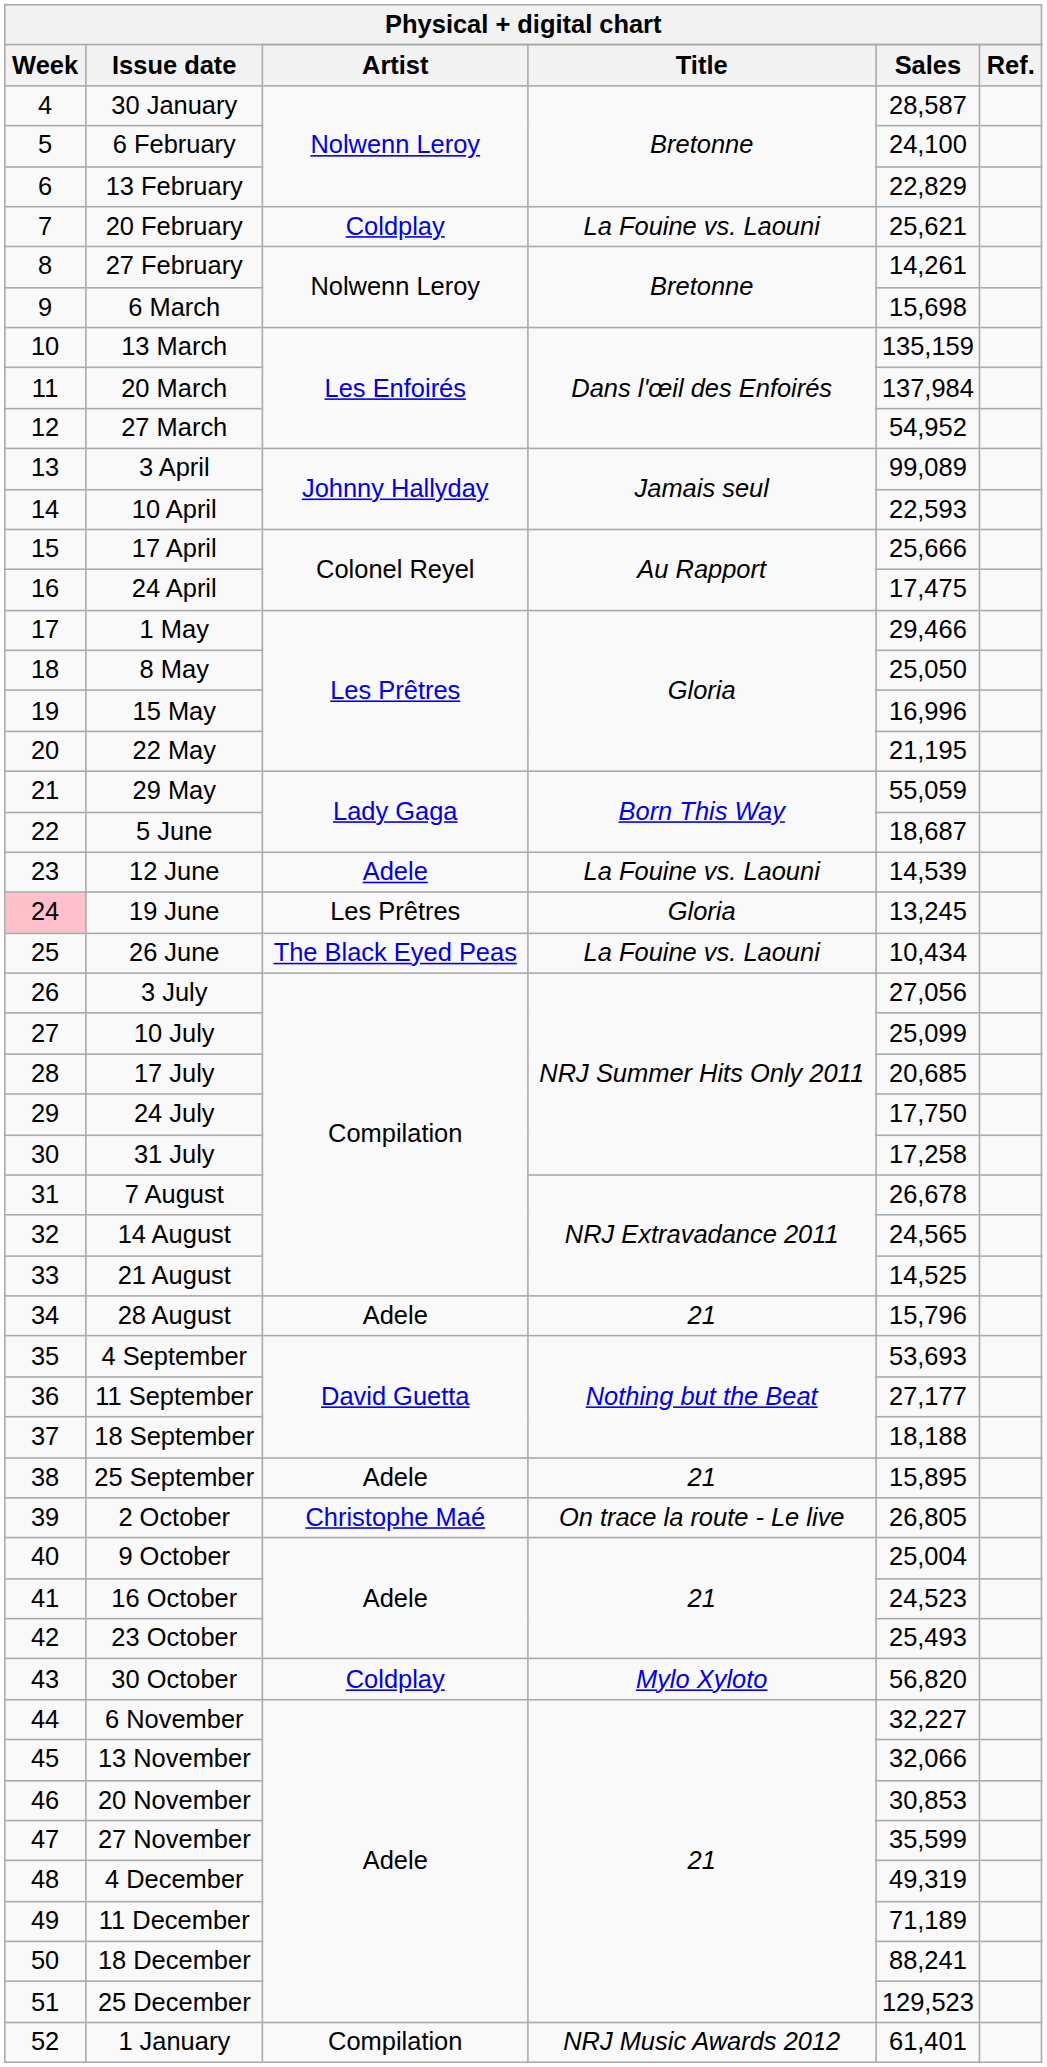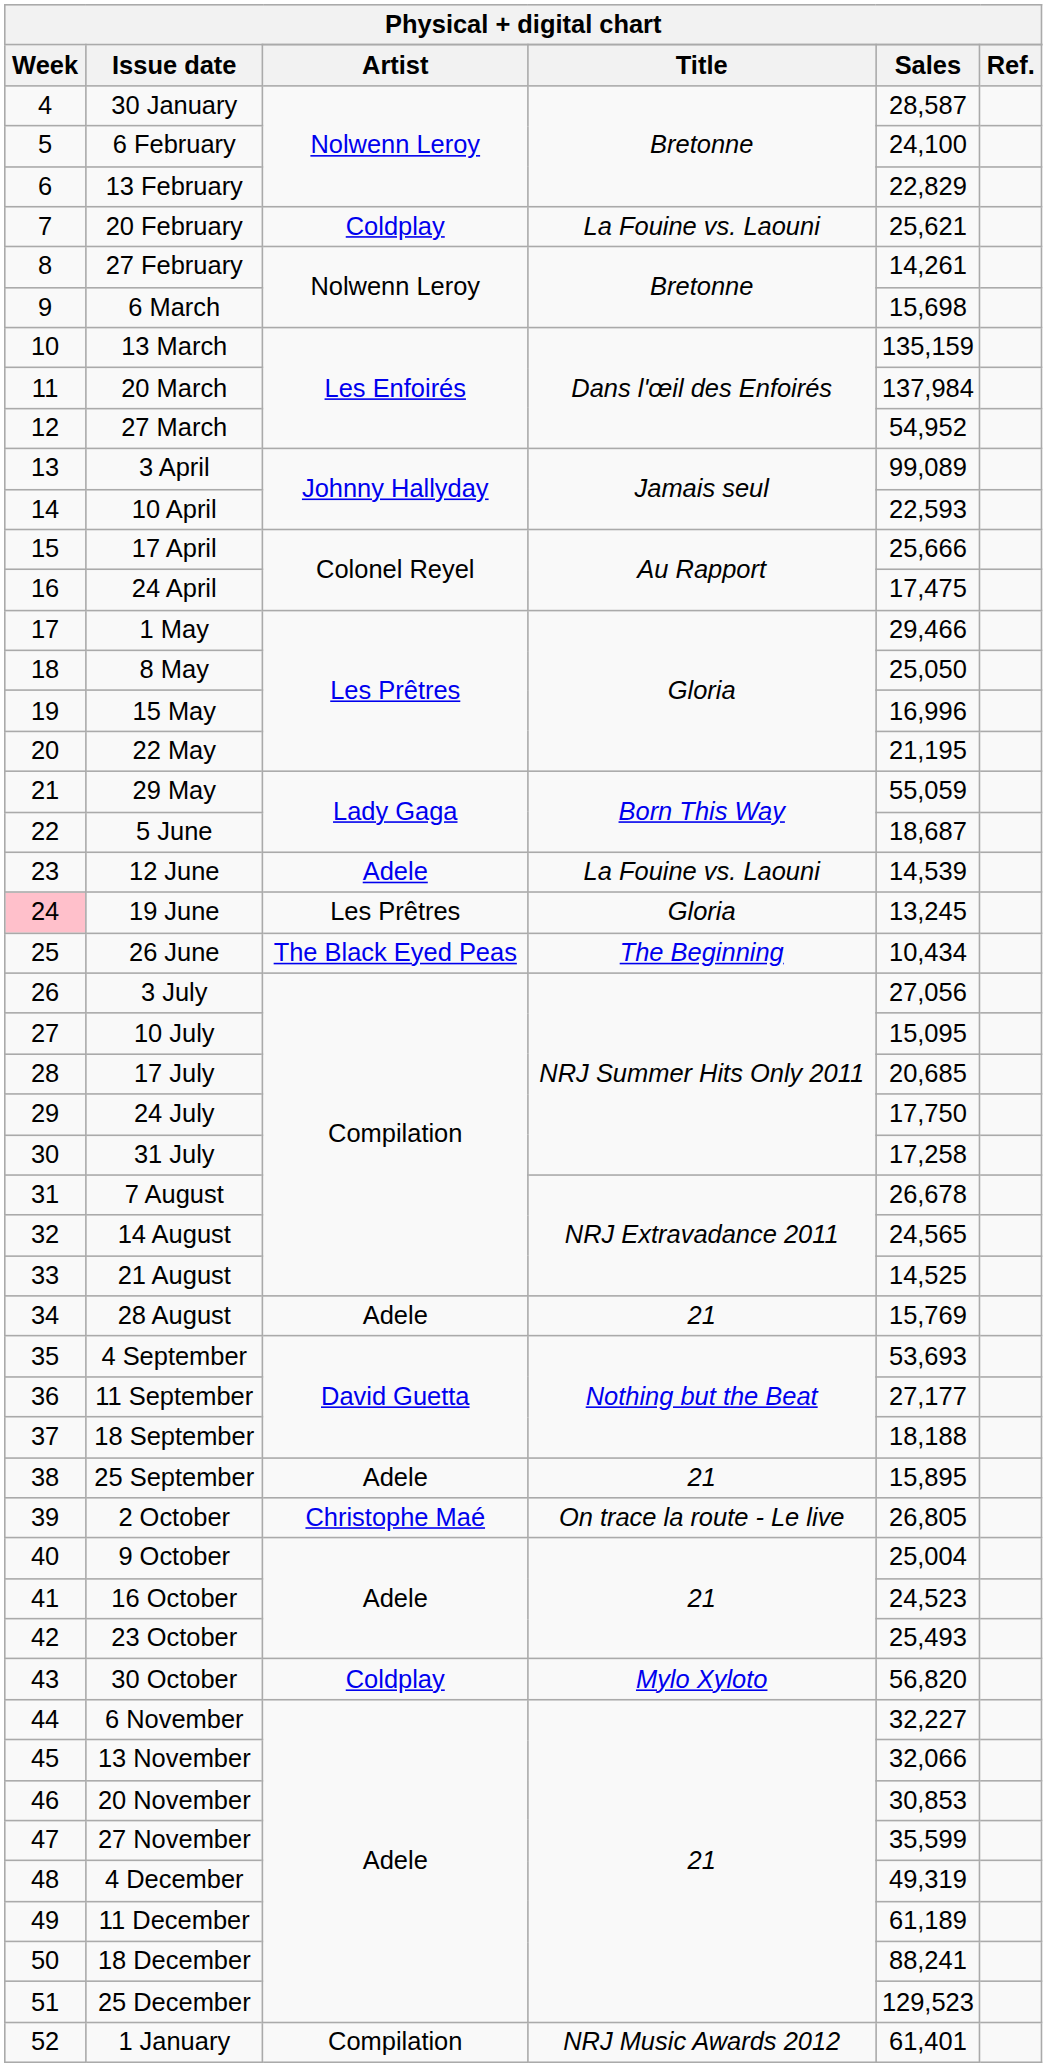(702, 952) La Fouine vs. Laouni -> (702, 952) The Beginning
(928, 1033) 25,099 -> (928, 1033) 15,095
(928, 1315) 15,796 -> (928, 1315) 15,769
(928, 1920) 71,189 -> (928, 1920) 61,189
